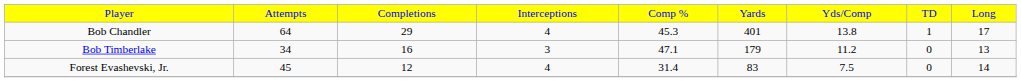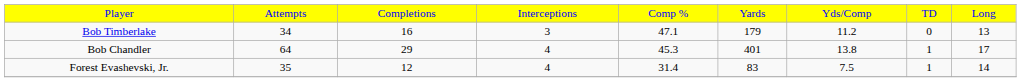rows swapped: (119, 31) <-> (119, 49)
(285, 67) 45 -> (285, 67) 35
(929, 67) 0 -> (929, 67) 1
